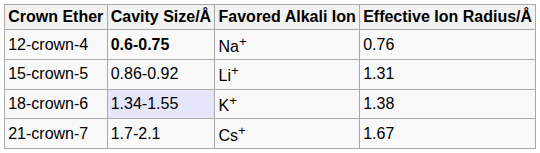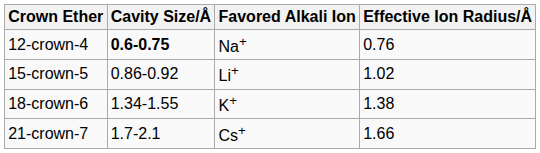(379, 74) 1.31 -> (379, 74) 1.02
(144, 104) lavender background -> (144, 104) no background
(379, 133) 1.67 -> (379, 133) 1.66
